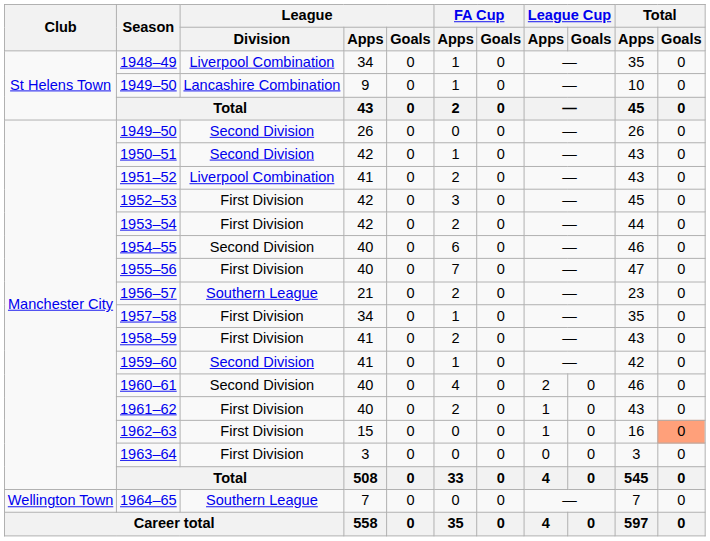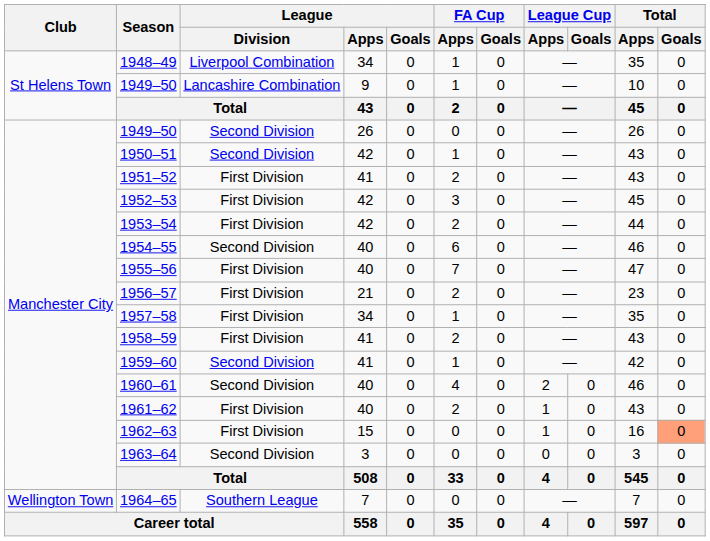(262, 177) Liverpool Combination -> (262, 177) First Division
(262, 293) Southern League -> (262, 293) First Division
(262, 454) First Division -> (262, 454) Second Division
